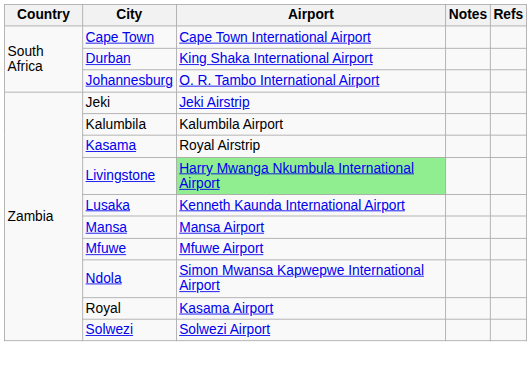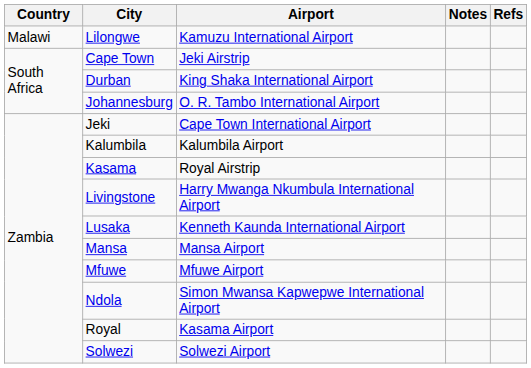+ row: (113, 37)
(275, 37) Cape Town International Airport -> (214, 59) Jeki Airstrip
(214, 102) Jeki Airstrip -> (275, 124) Cape Town International Airport
(297, 175) lightgreen background -> (297, 197) no background
